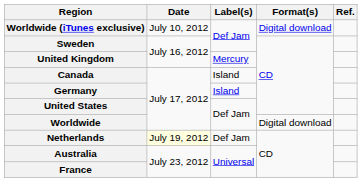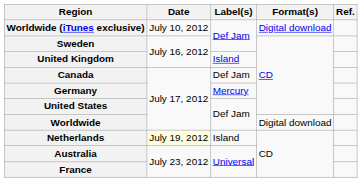(231, 59) Mercury -> (226, 59) Island
(226, 75) Island -> (231, 75) Def Jam
(226, 91) Island -> (231, 91) Mercury
(231, 138) Def Jam -> (226, 138) Island
